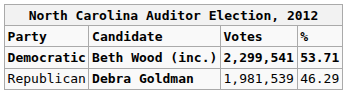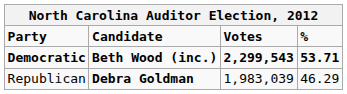(259, 57) 2,299,541 -> (259, 57) 2,299,543
(259, 79) 1,981,539 -> (259, 79) 1,983,039
